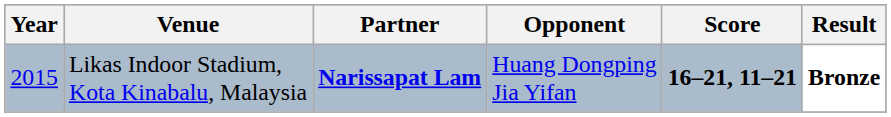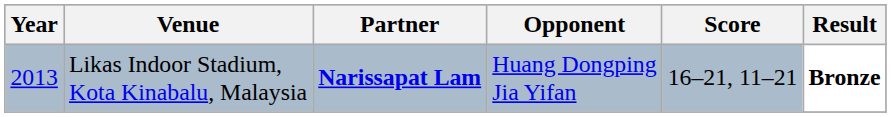(34, 77) 2015 -> (34, 77) 2013
(732, 77) bold -> (733, 77) normal
